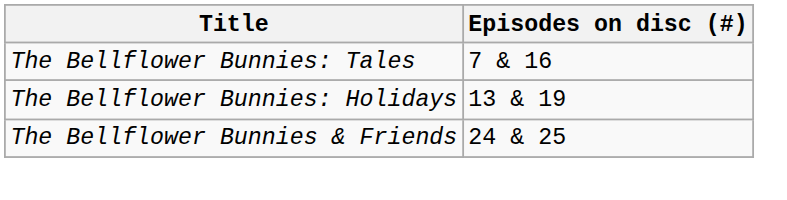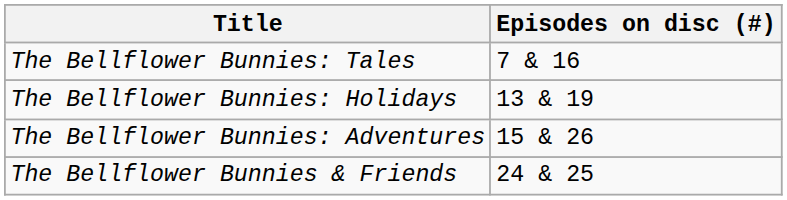+ row: (248, 138)
